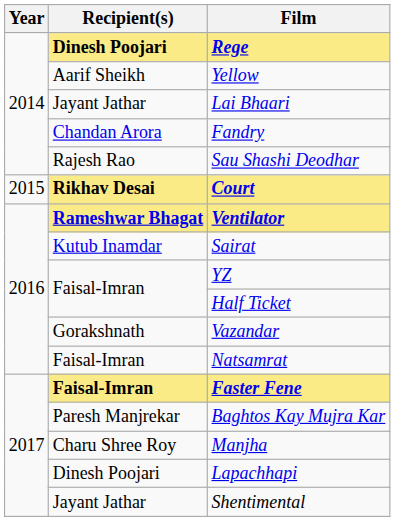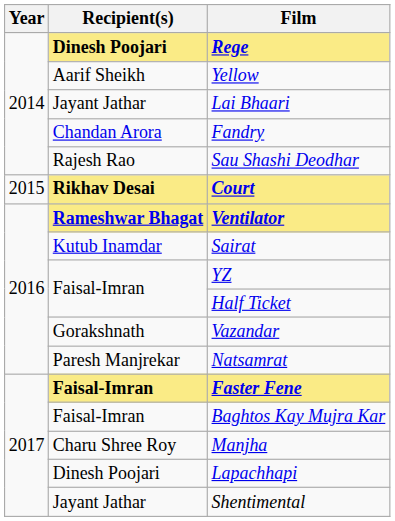(99, 359) Faisal-Imran -> (116, 359) Paresh Manjrekar
(116, 416) Paresh Manjrekar -> (99, 416) Faisal-Imran
